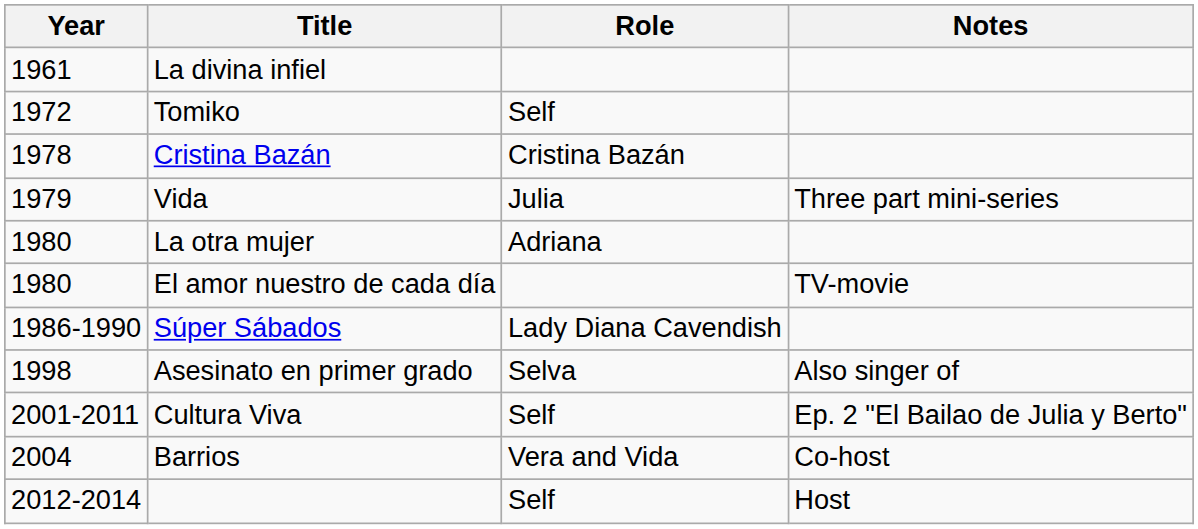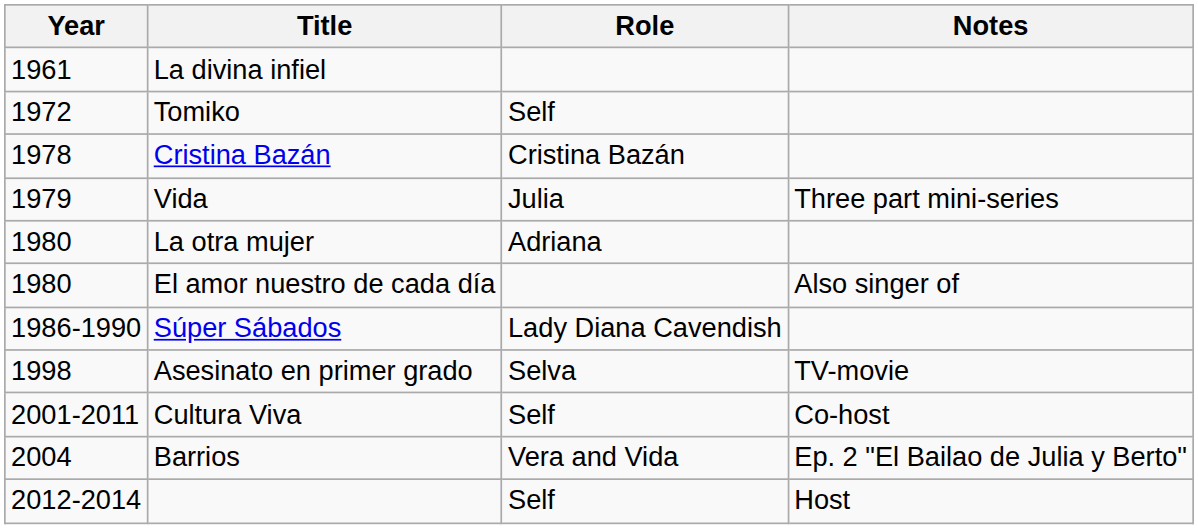(852, 284) TV-movie -> (877, 284) Also singer of
(877, 371) Also singer of -> (852, 371) TV-movie
(991, 414) Ep. 2 "El Bailao de Julia y Berto" -> (842, 414) Co-host
(842, 457) Co-host -> (991, 457) Ep. 2 "El Bailao de Julia y Berto"
